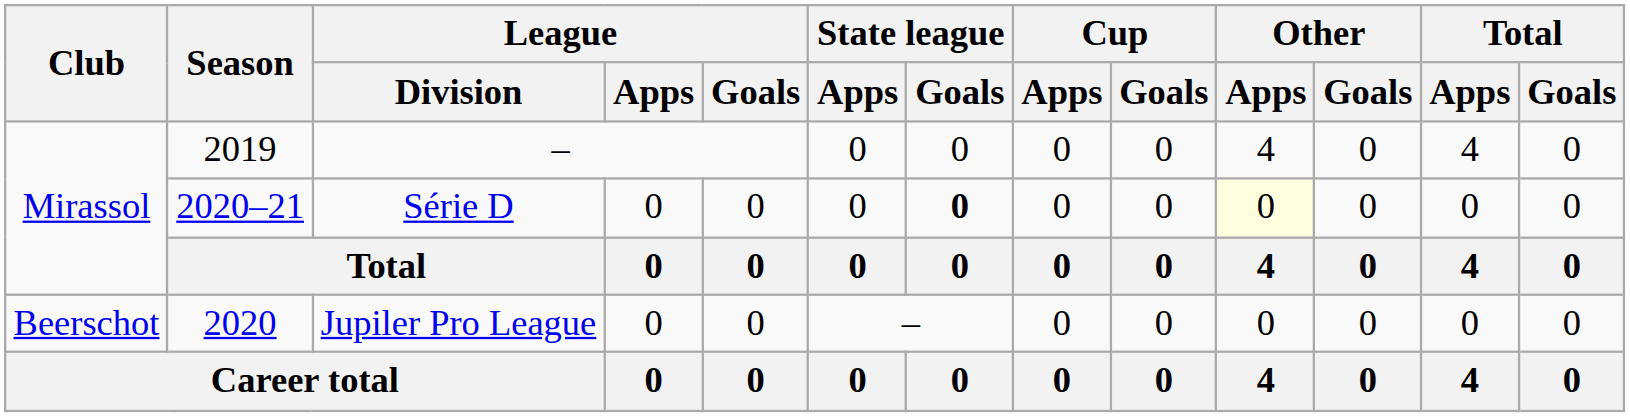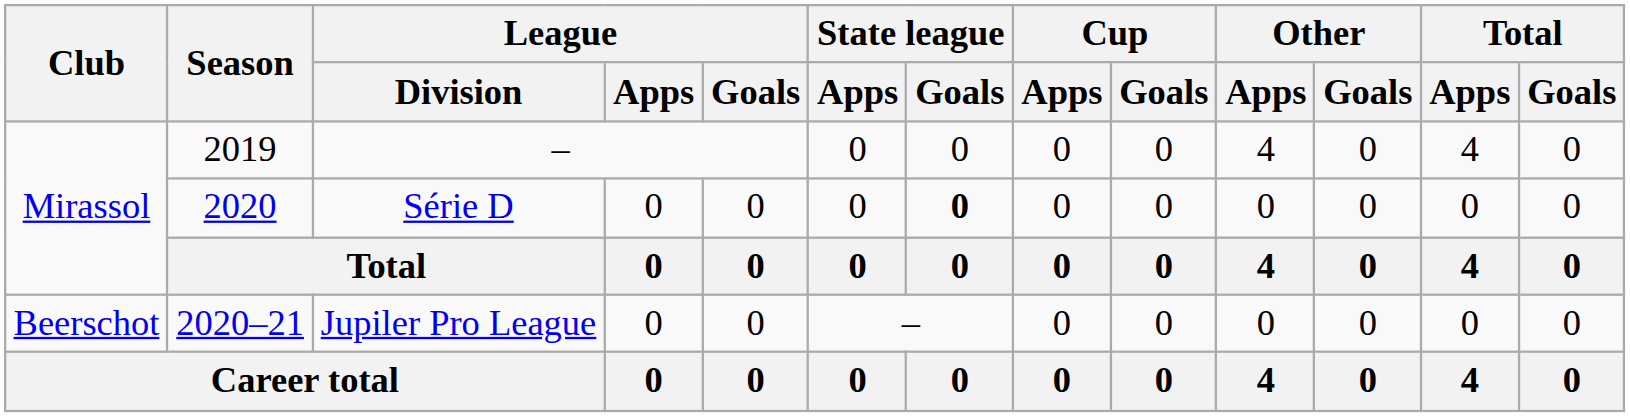(240, 206) 2020–21 -> (240, 206) 2020
(1266, 206) lightyellow background -> (1266, 206) no background
(240, 322) 2020 -> (240, 322) 2020–21
